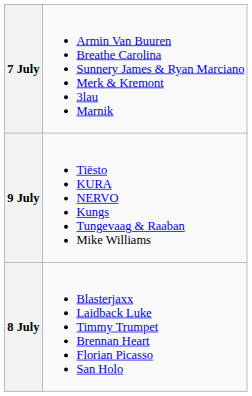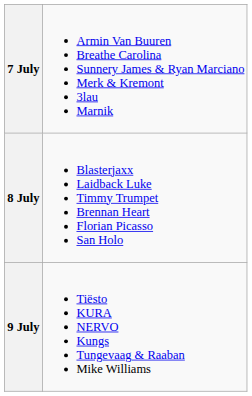rows swapped: (23, 326) <-> (23, 197)
